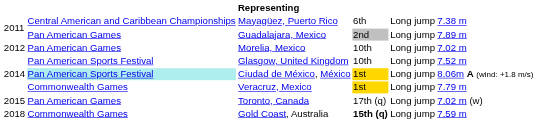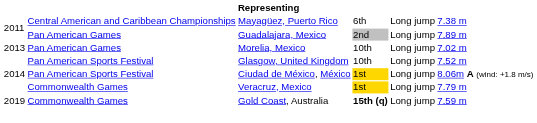(14, 48) 2012 -> (14, 48) 2013
(91, 74) paleturquoise background -> (91, 74) no background
- row: (274, 100)
(14, 114) 2018 -> (14, 100) 2019
